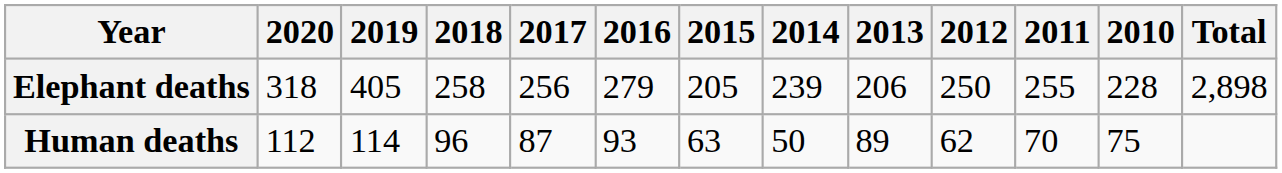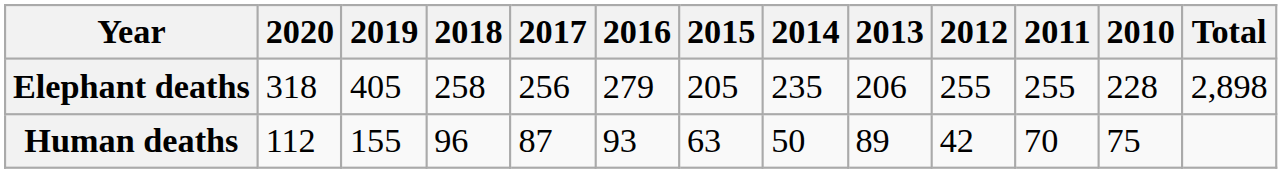(797, 85) 239 -> (797, 85) 235
(965, 85) 250 -> (965, 85) 255
(375, 140) 114 -> (376, 140) 155
(957, 140) 62 -> (957, 140) 42
